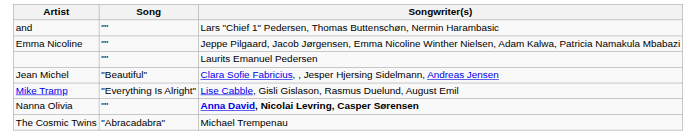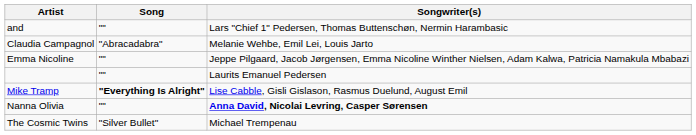+ row: (51, 43)
- row: (42, 75)
(149, 91) normal -> (152, 91) bold
(133, 122) "Abracadabra" -> (128, 122) "Silver Bullet"
